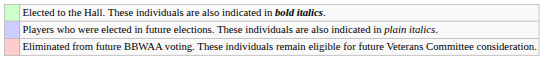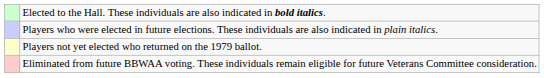+ row: (142, 47)
